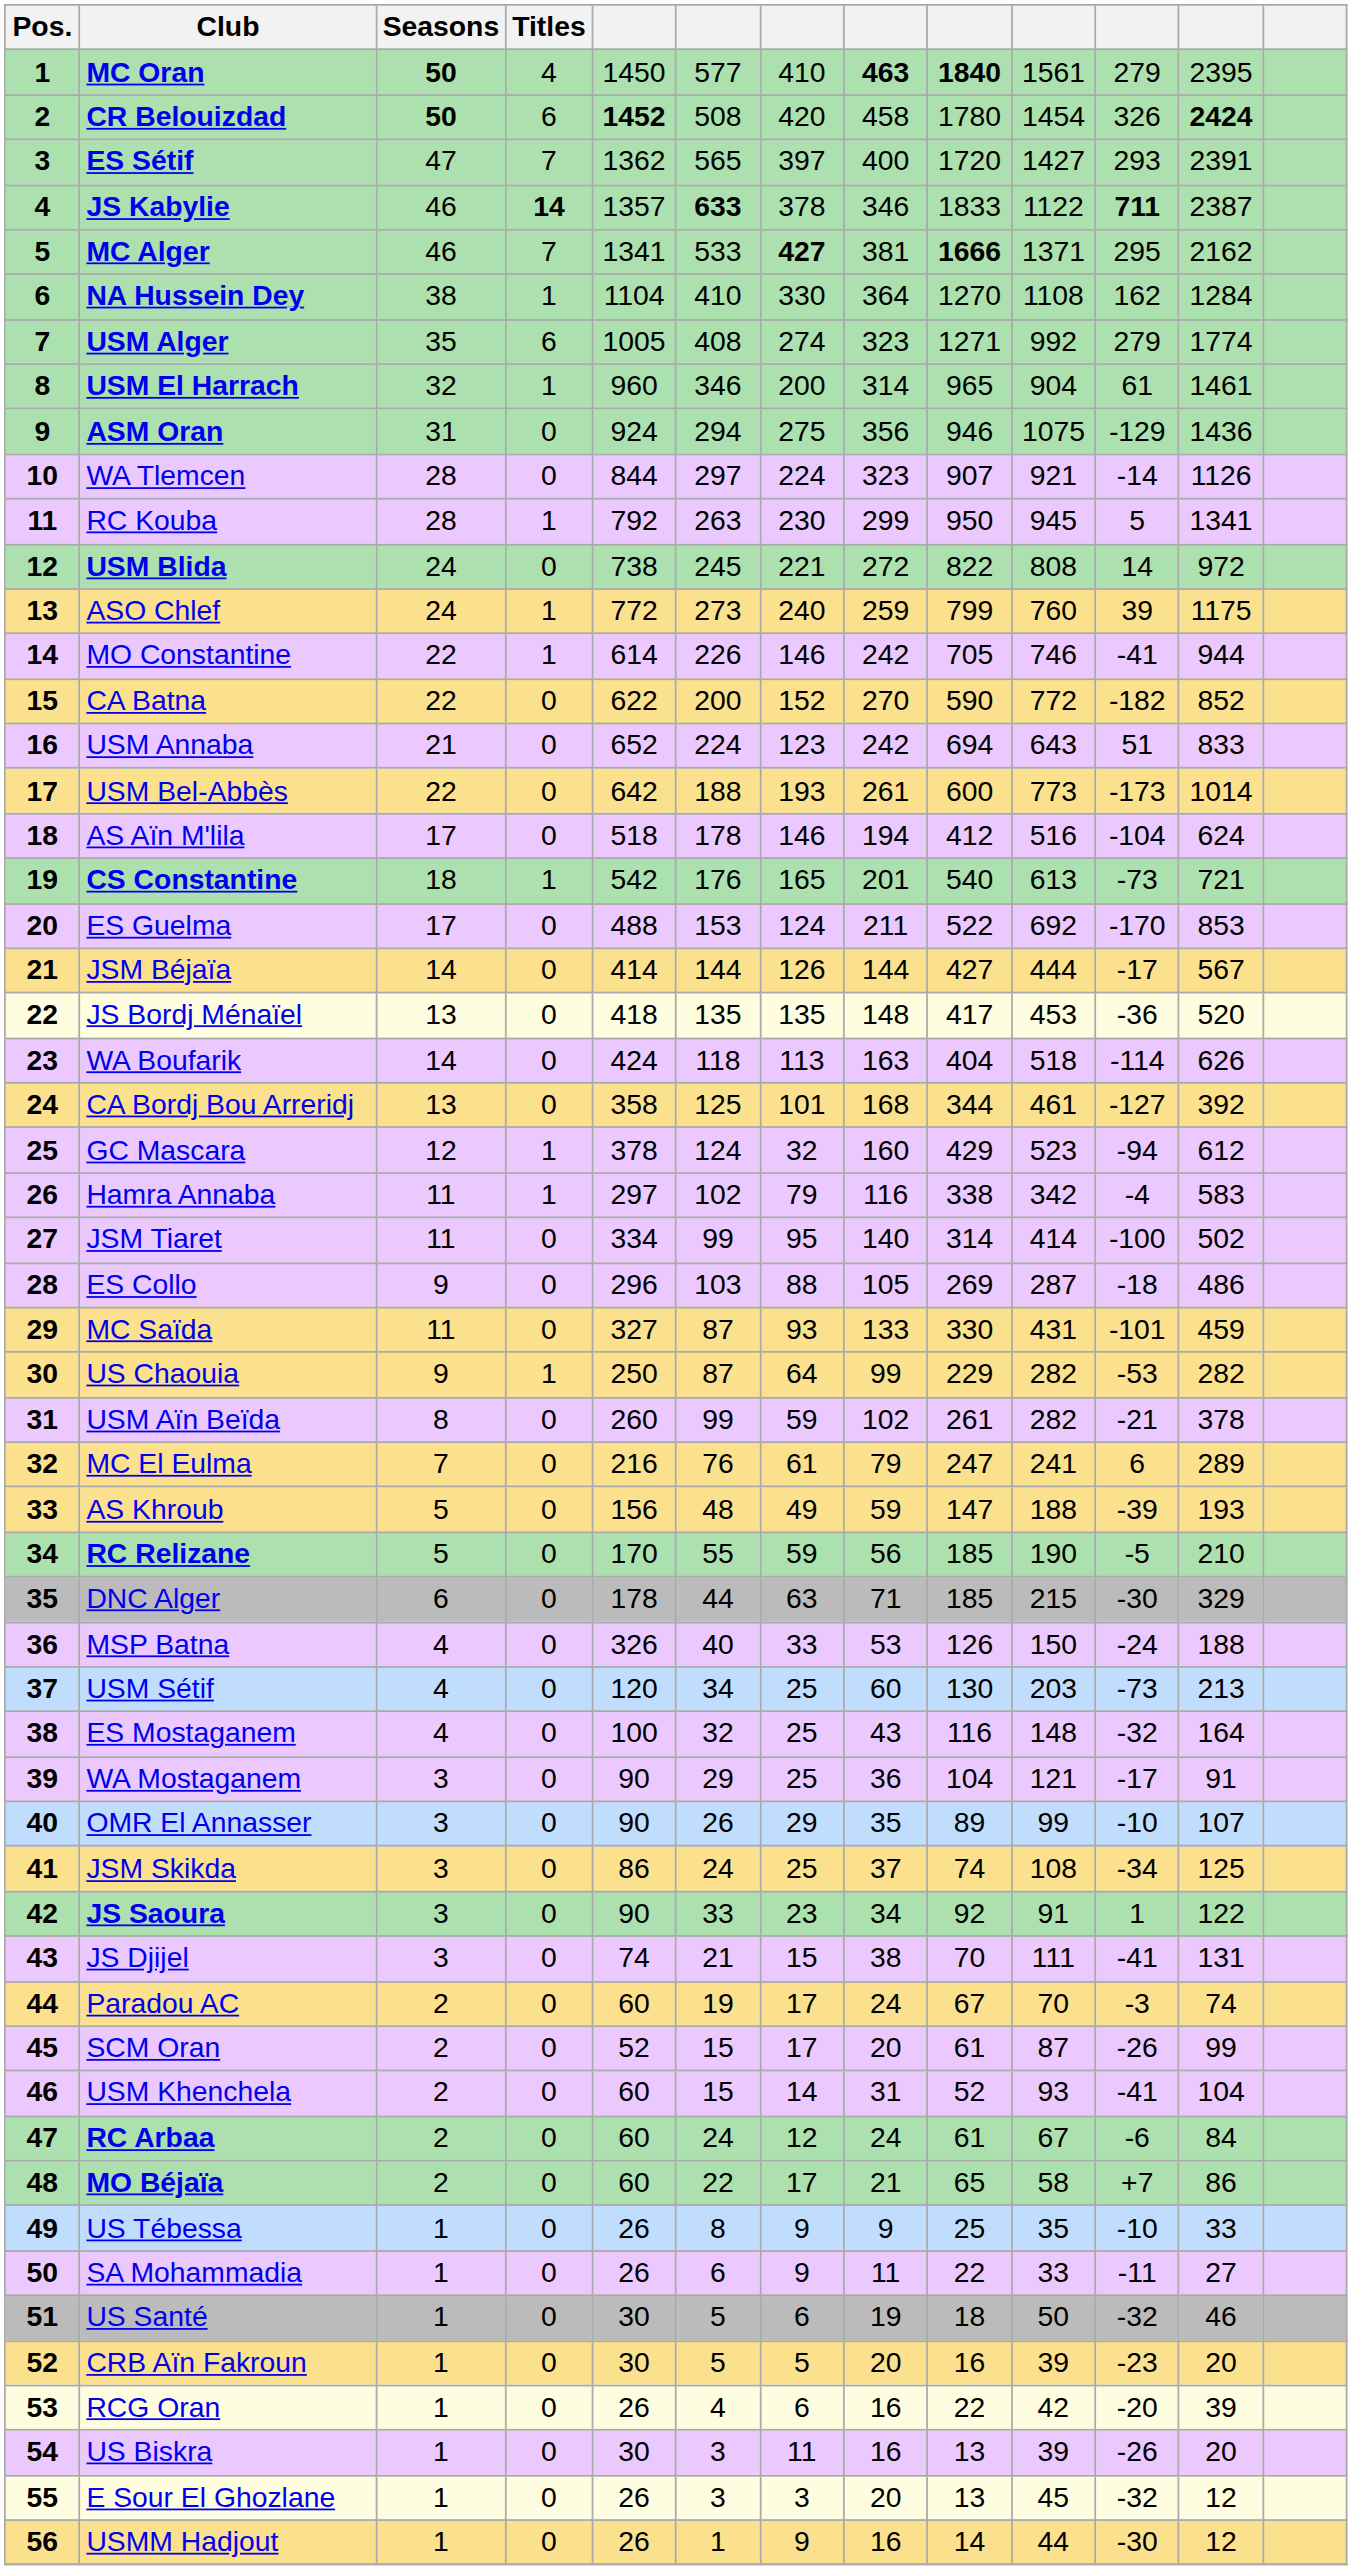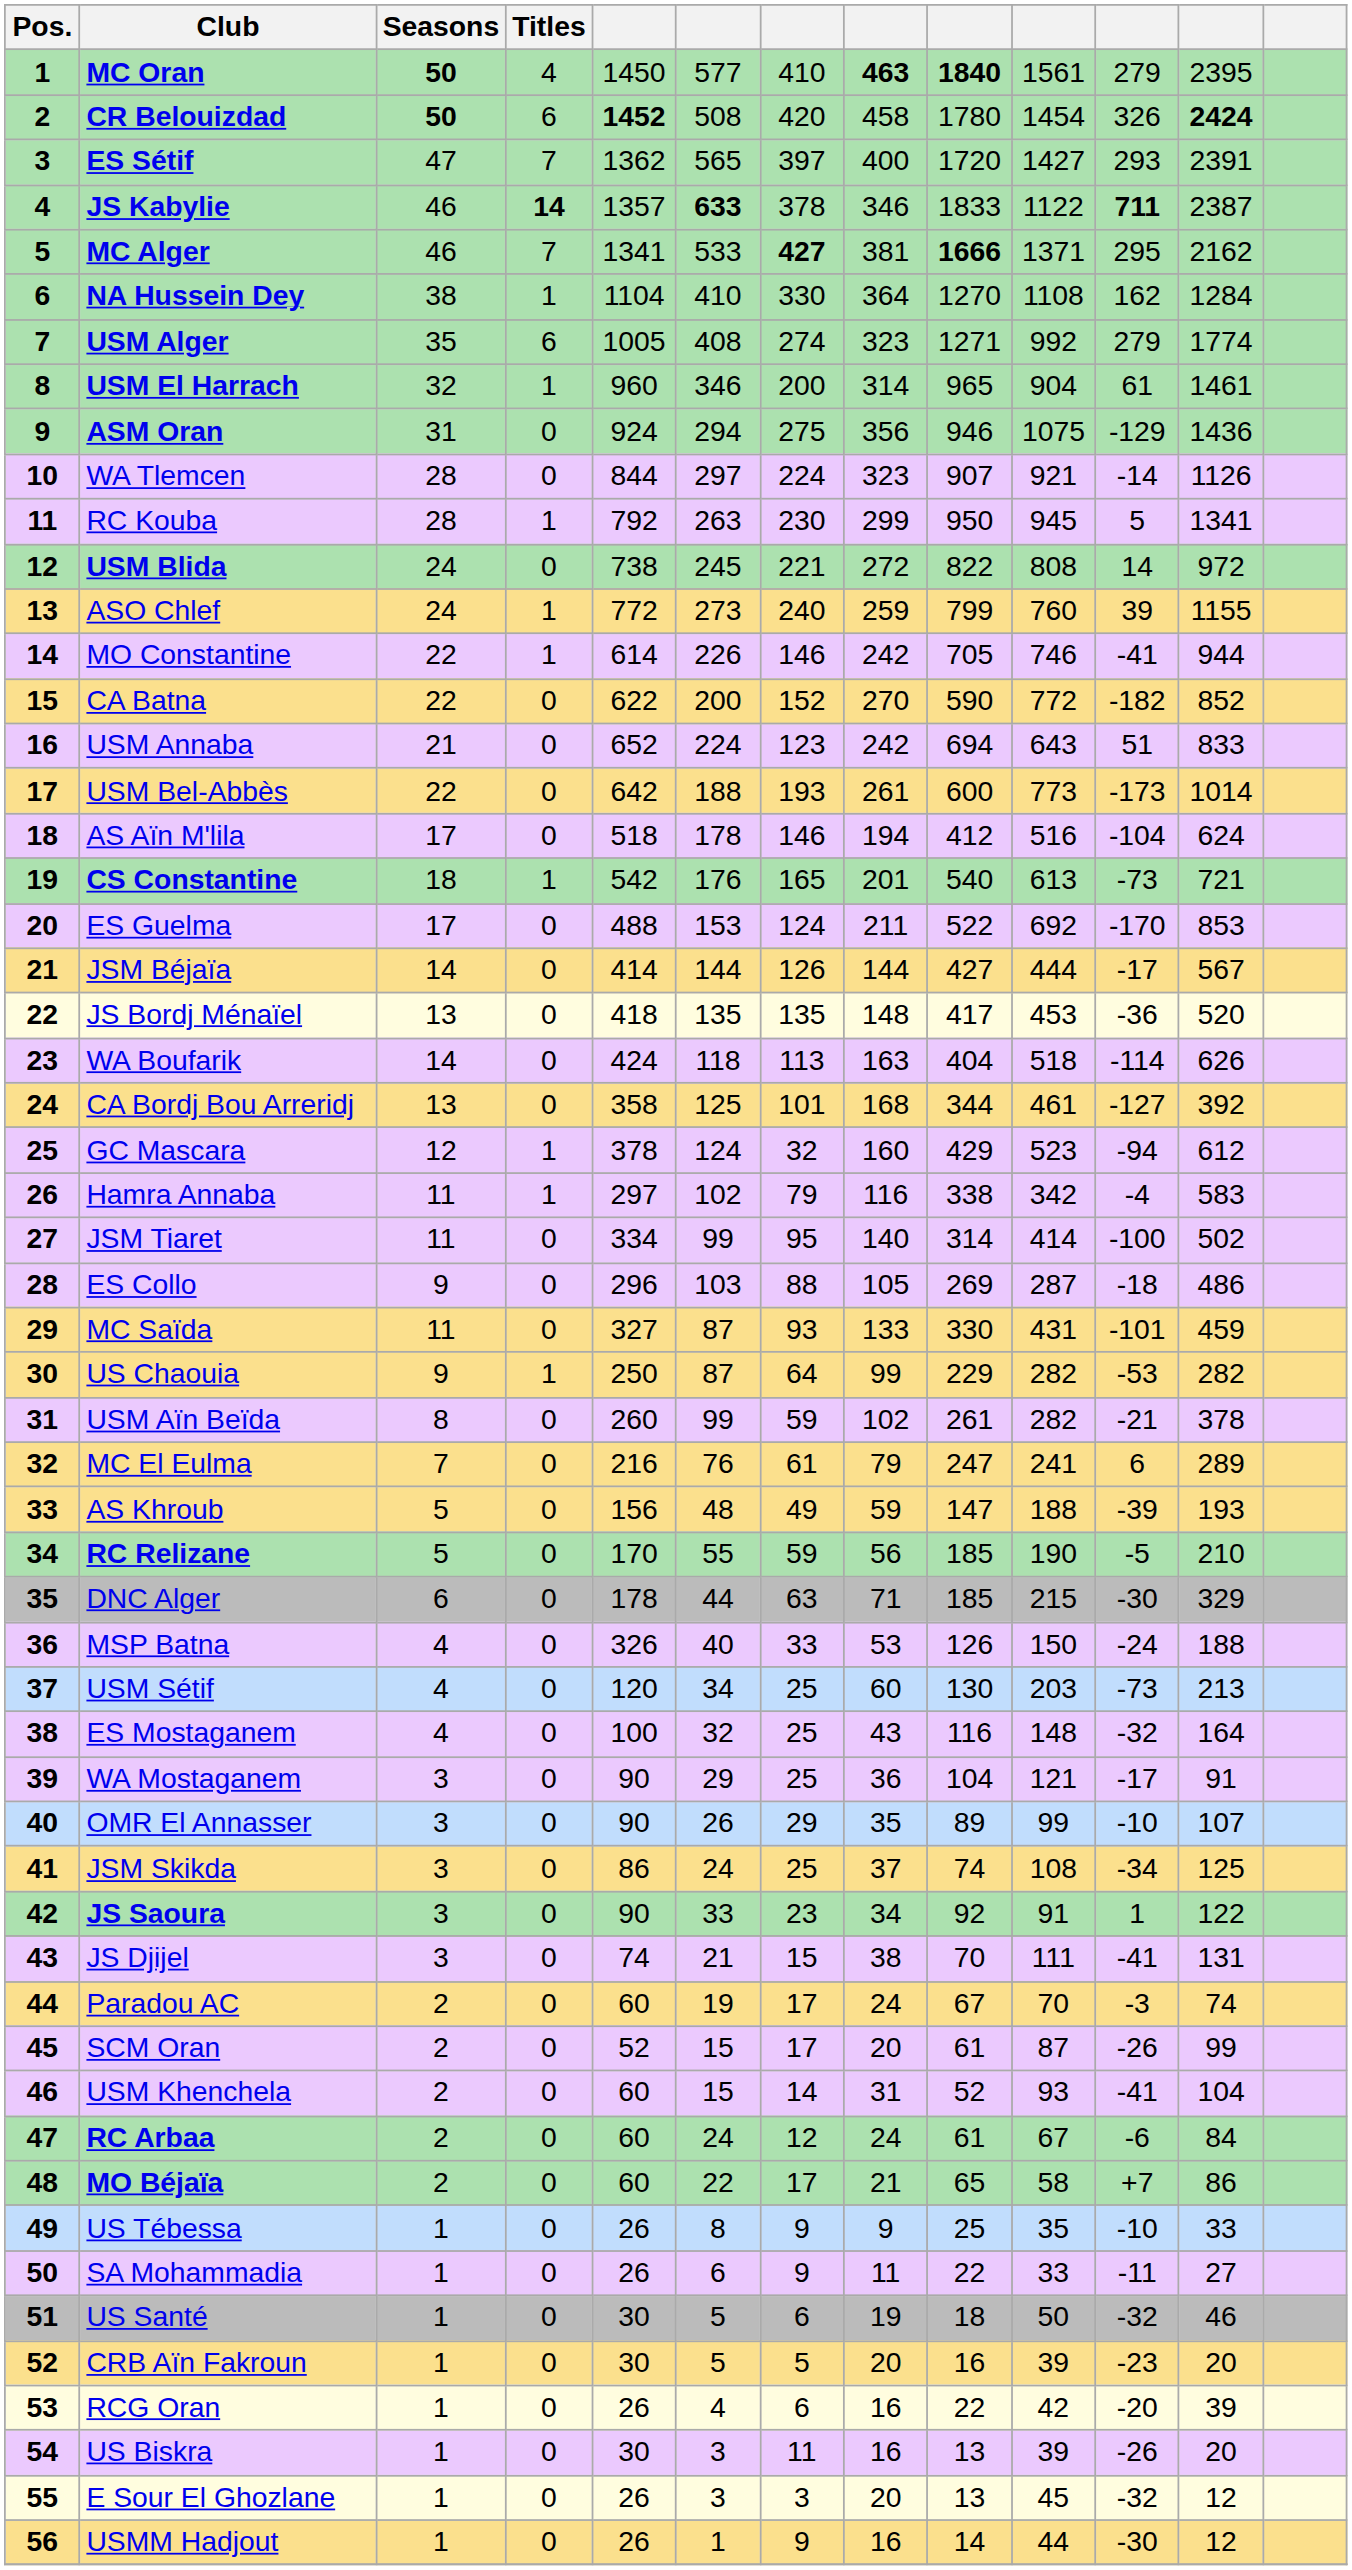(1221, 610) 1175 -> (1221, 610) 1155
